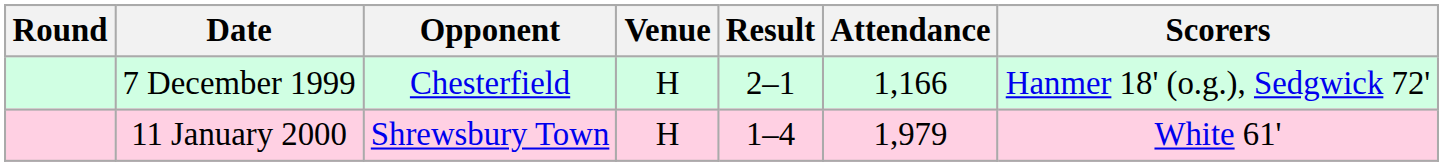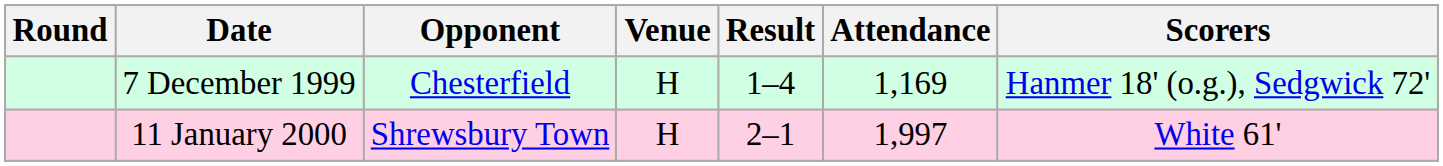(771, 82) 2–1 -> (771, 82) 1–4
(910, 82) 1,166 -> (910, 82) 1,169
(771, 134) 1–4 -> (771, 134) 2–1
(910, 134) 1,979 -> (910, 134) 1,997
